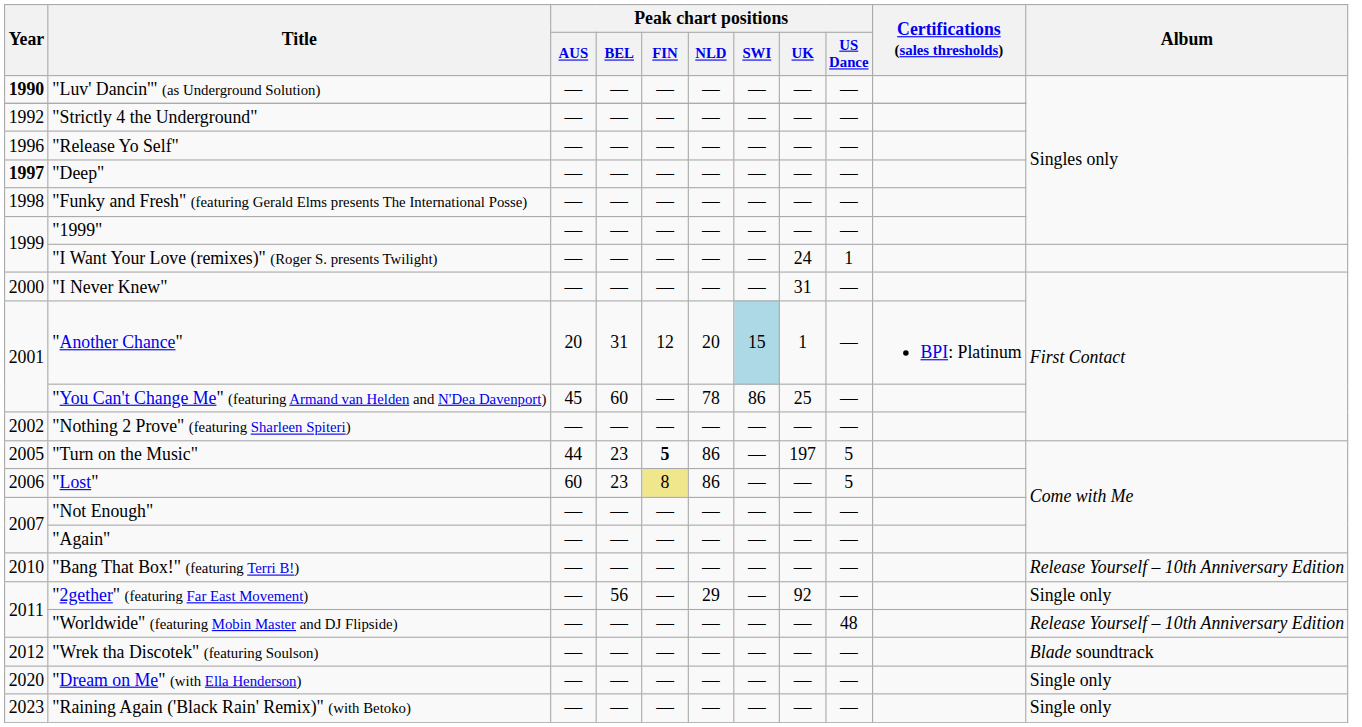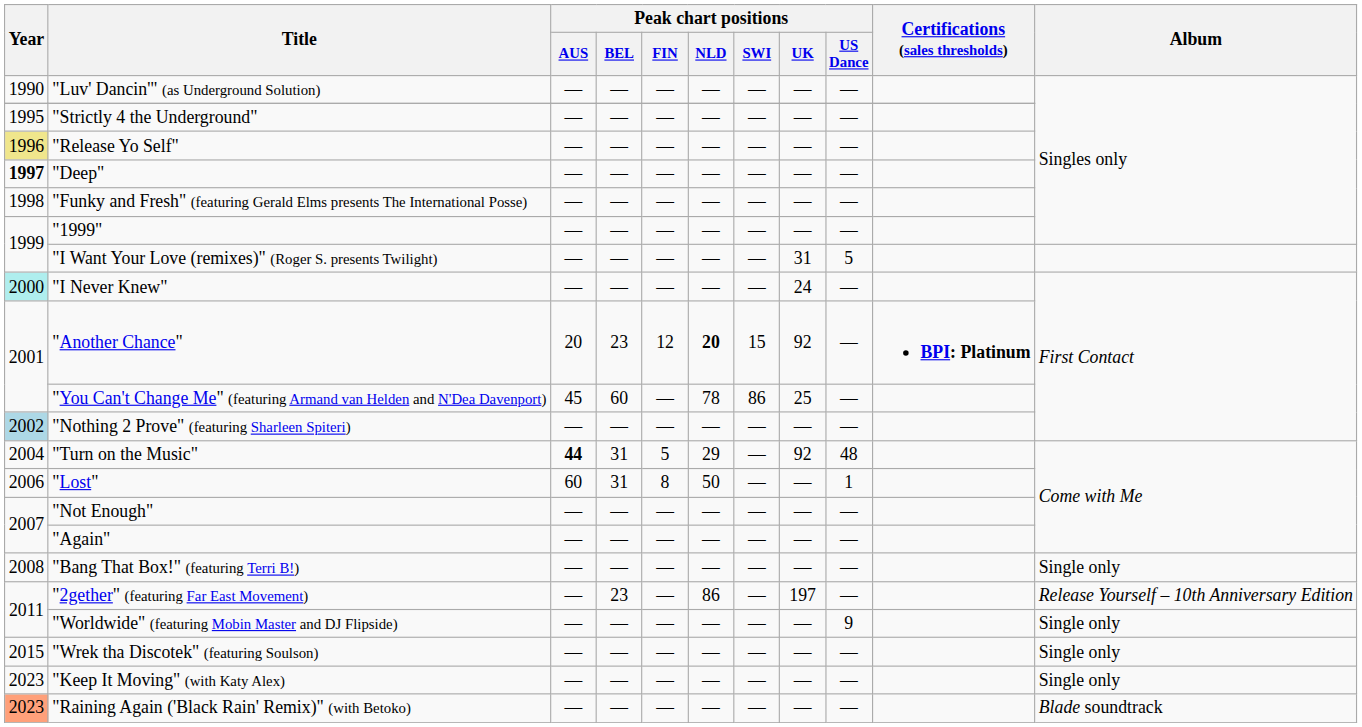(26, 89) bold -> (26, 89) normal
(26, 117) 1992 -> (26, 117) 1995
(26, 145) no background -> (26, 145) khaki background
(803, 258) 24 -> (803, 258) 31
(849, 258) 1 -> (849, 258) 5
(26, 286) no background -> (26, 286) paleturquoise background
(803, 286) 31 -> (803, 286) 24
(619, 342) 31 -> (619, 342) 23
(711, 342) normal -> (711, 342) bold
(757, 342) lightblue background -> (757, 342) no background
(803, 342) 1 -> (803, 342) 92
(949, 352) normal -> (953, 352) bold
(26, 426) no background -> (26, 426) lightblue background
(26, 454) 2005 -> (26, 454) 2004
(573, 454) normal -> (573, 454) bold
(619, 454) 23 -> (619, 454) 31
(665, 454) bold -> (665, 454) normal
(711, 454) 86 -> (711, 454) 29
(803, 454) 197 -> (803, 454) 92
(849, 454) 5 -> (849, 454) 48
(619, 482) 23 -> (619, 482) 31
(665, 482) khaki background -> (665, 482) no background
(711, 482) 86 -> (711, 482) 50
(849, 482) 5 -> (849, 482) 1
(26, 567) 2010 -> (26, 567) 2008
(1187, 567) Release Yourself – 10th Anniversary Edition -> (1079, 567) Single only
(619, 595) 56 -> (619, 595) 23
(711, 595) 29 -> (711, 595) 86
(803, 595) 92 -> (803, 595) 197
(1071, 595) Single only -> (1196, 595) Release Yourself – 10th Anniversary Edition
(849, 623) 48 -> (849, 623) 9
(1187, 623) Release Yourself – 10th Anniversary Edition -> (1079, 623) Single only
(26, 651) 2012 -> (26, 651) 2015
(1092, 651) Blade soundtrack -> (1079, 651) Single only
- row: (177, 679)
+ row: (169, 679)
(26, 708) no background -> (26, 708) lightsalmon background
(1071, 708) Single only -> (1101, 708) Blade soundtrack
